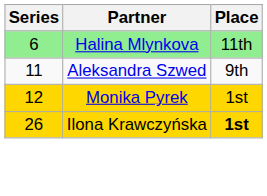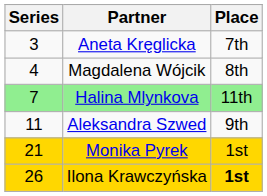+ row: (137, 44)
+ row: (137, 71)
(34, 44) 6 -> (34, 97) 7
(34, 97) 12 -> (34, 151) 21
